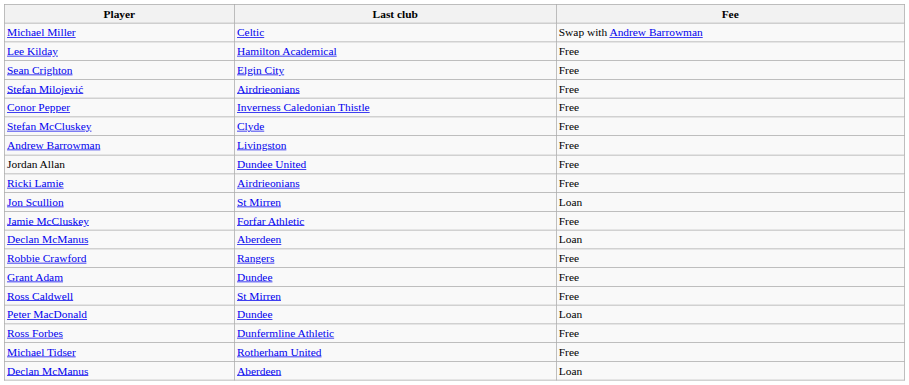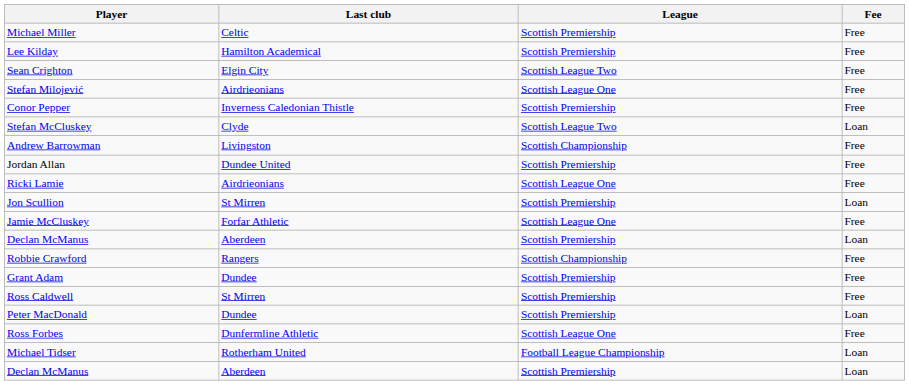+ column: (680, 14)
(631, 32) Swap with Andrew Barrowman -> (855, 32) Free
(569, 126) Free -> (856, 126) Loan
(569, 352) Free -> (856, 352) Loan
